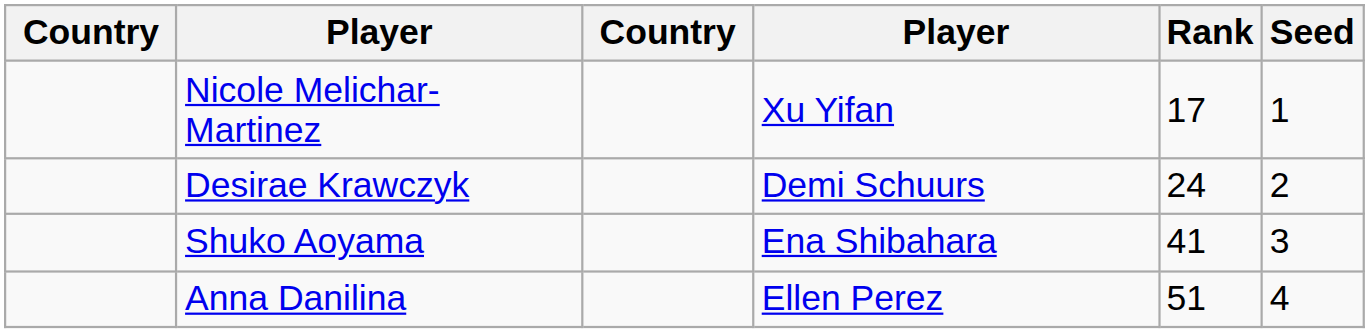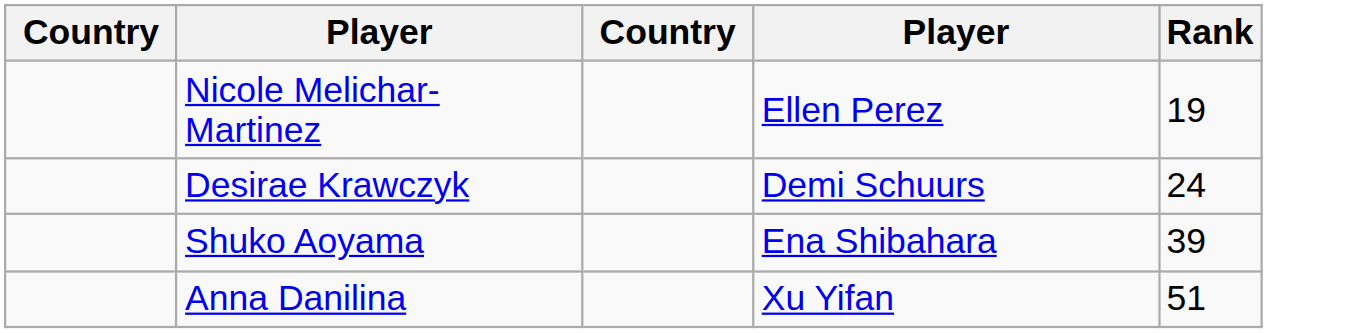- column: (1312, 32)
(828, 108) Xu Yifan -> (853, 108) Ellen Perez
(1186, 108) 17 -> (1186, 108) 19
(1186, 241) 41 -> (1186, 241) 39
(853, 297) Ellen Perez -> (828, 297) Xu Yifan
